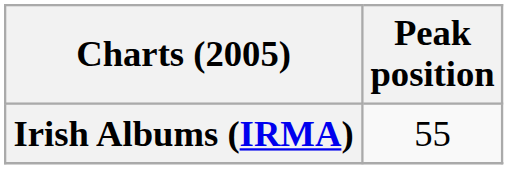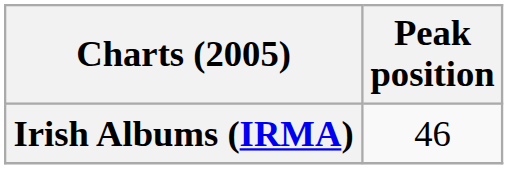(433, 132) 55 -> (433, 132) 46
